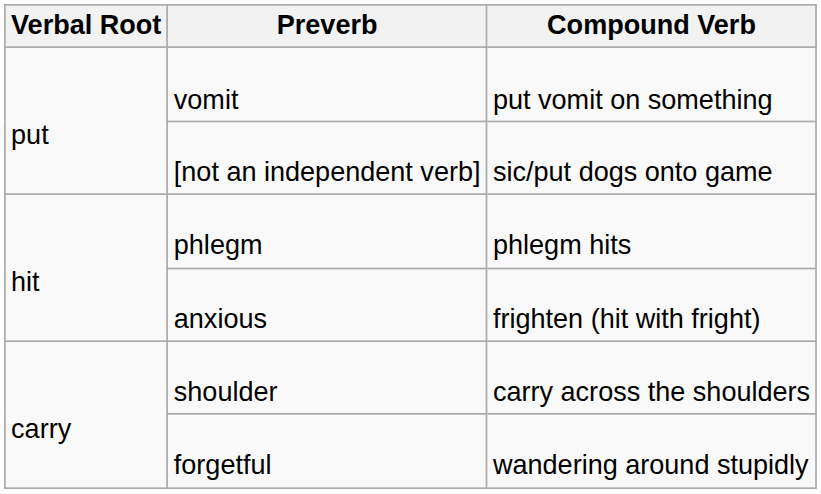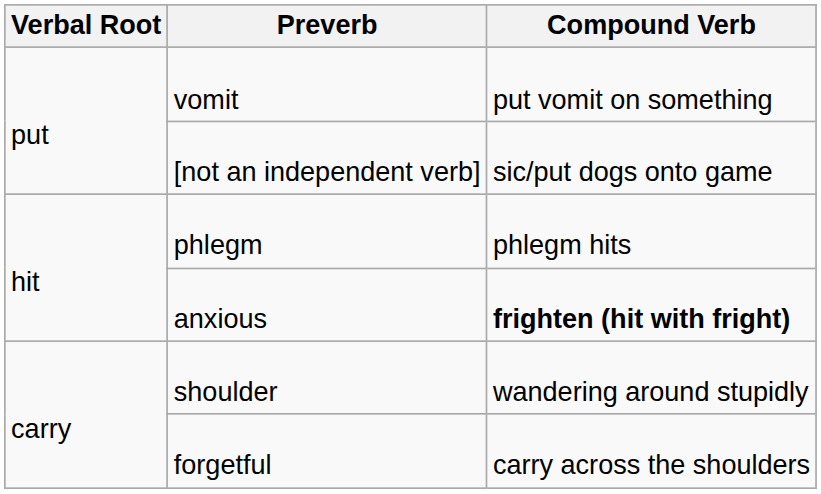(627, 319) normal -> (642, 319) bold
(652, 392) carry across the shoulders -> (651, 392) wandering around stupidly
(651, 465) wandering around stupidly -> (652, 465) carry across the shoulders
